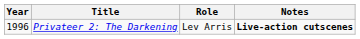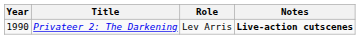(18, 27) 1996 -> (18, 27) 1990
